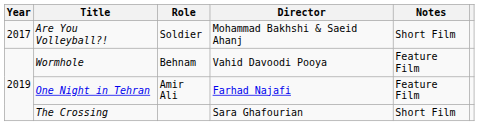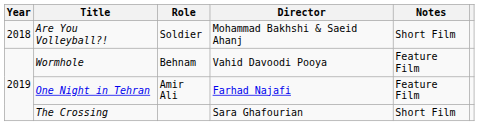(19, 35) 2017 -> (19, 35) 2018
